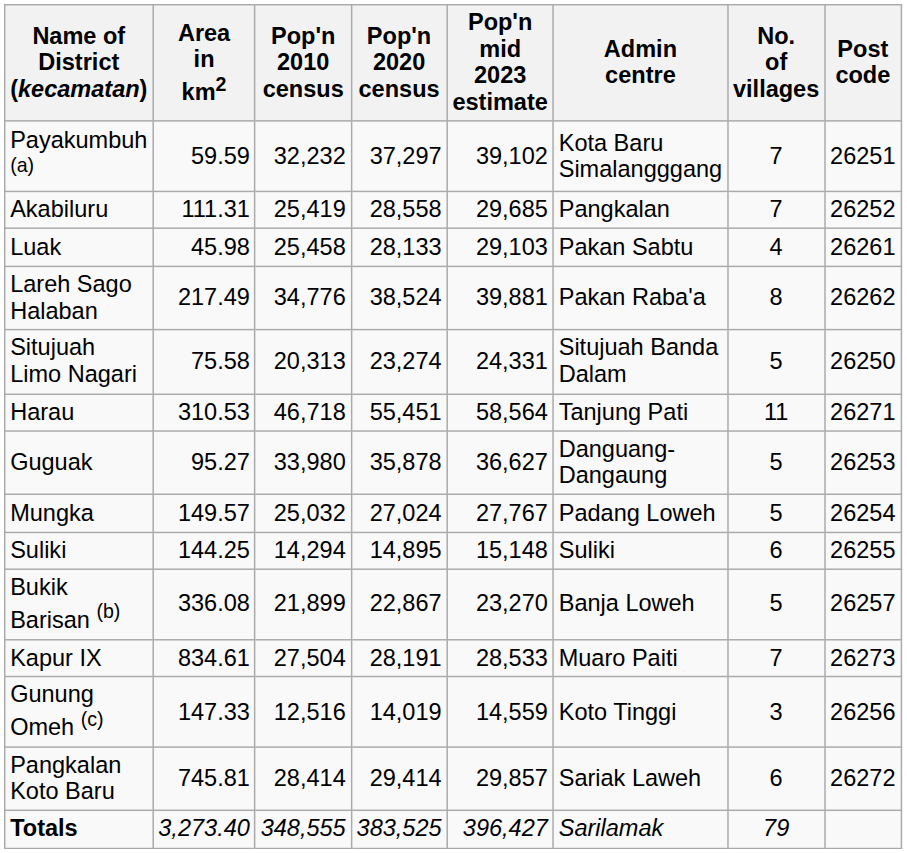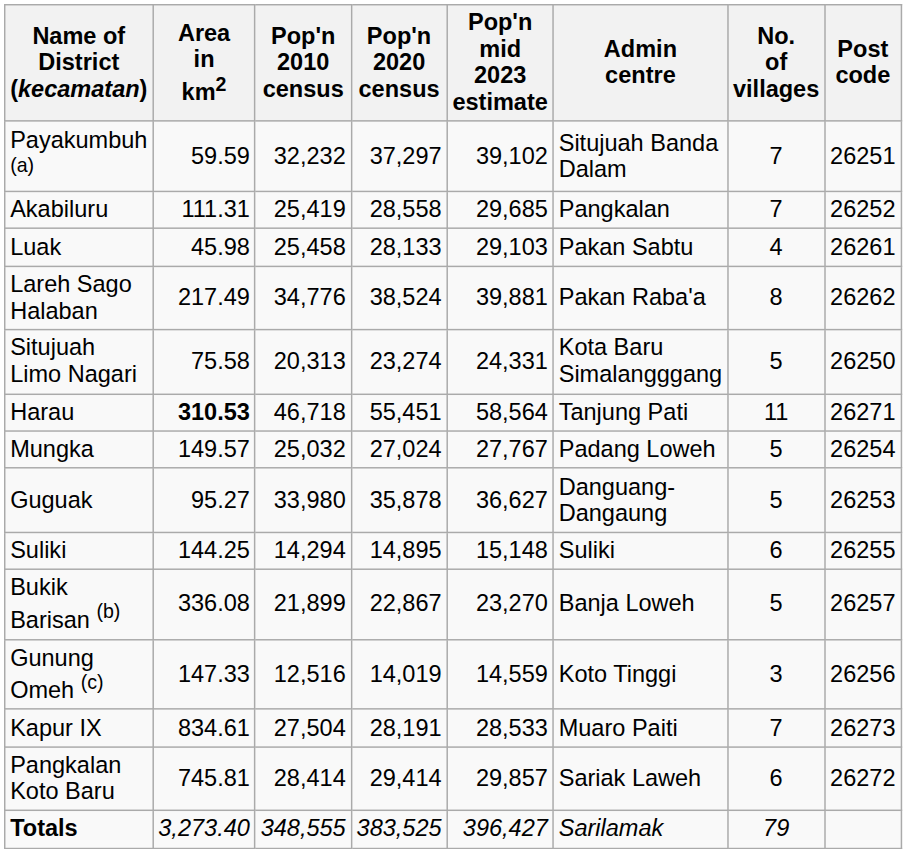(640, 156) Kota Baru Simalangggang -> (638, 156) Situjuah Banda Dalam
(638, 361) Situjuah Banda Dalam -> (640, 361) Kota Baru Simalangggang
(214, 412) normal -> (214, 412) bold
rows swapped: (51, 462) <-> (52, 513)
rows swapped: (57, 711) <-> (56, 657)
